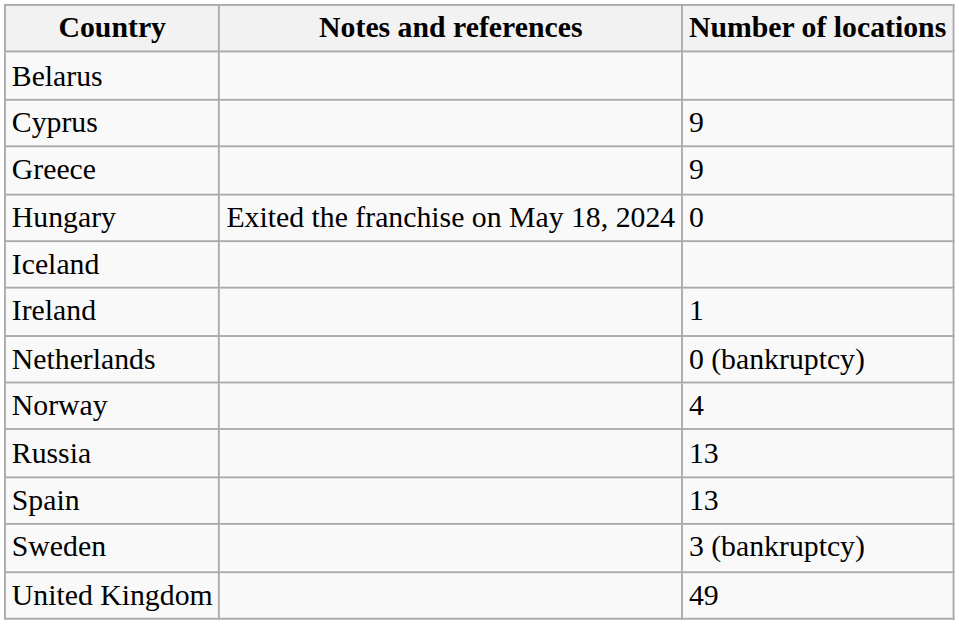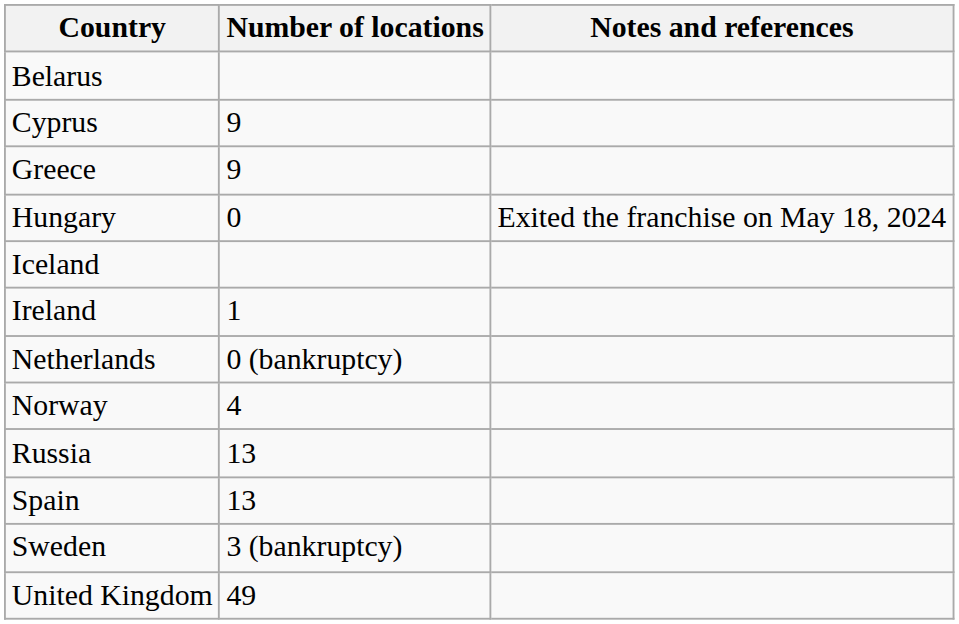columns swapped: (818, 28) <-> (451, 28)
